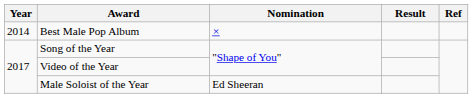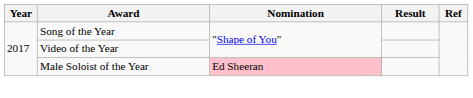- row: (90, 31)
(238, 84) no background -> (238, 66) pink background
